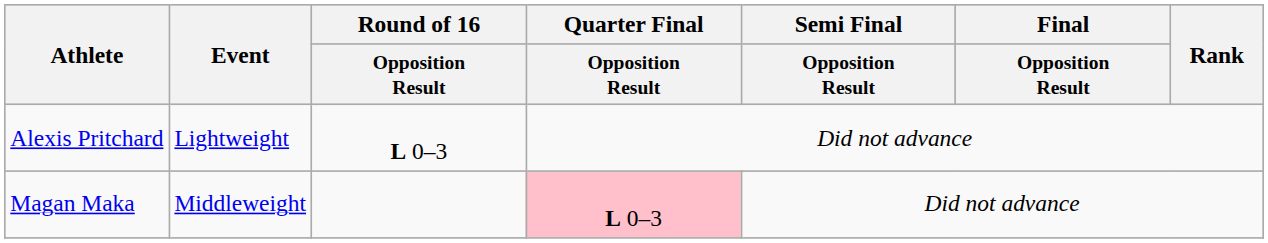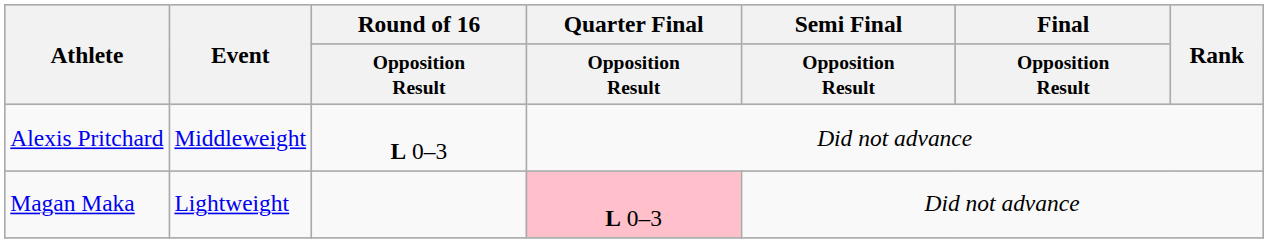(232, 138) Lightweight -> (240, 138) Middleweight
(240, 204) Middleweight -> (232, 204) Lightweight
